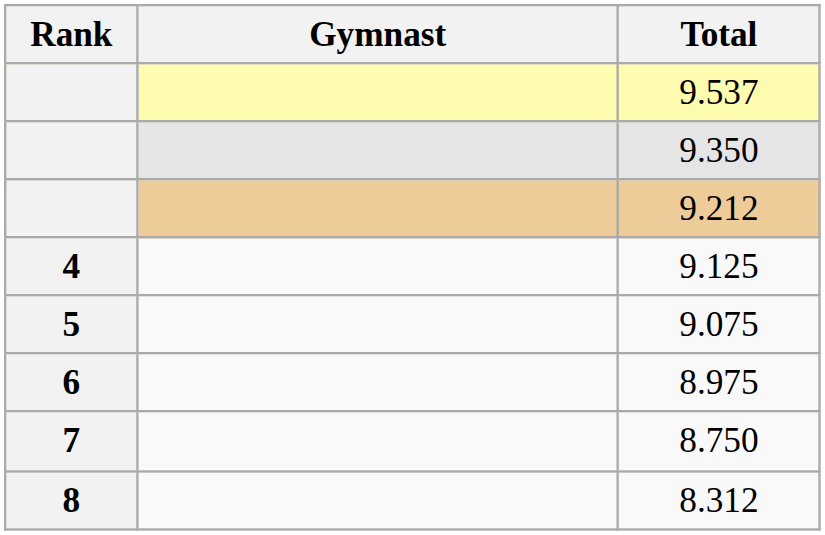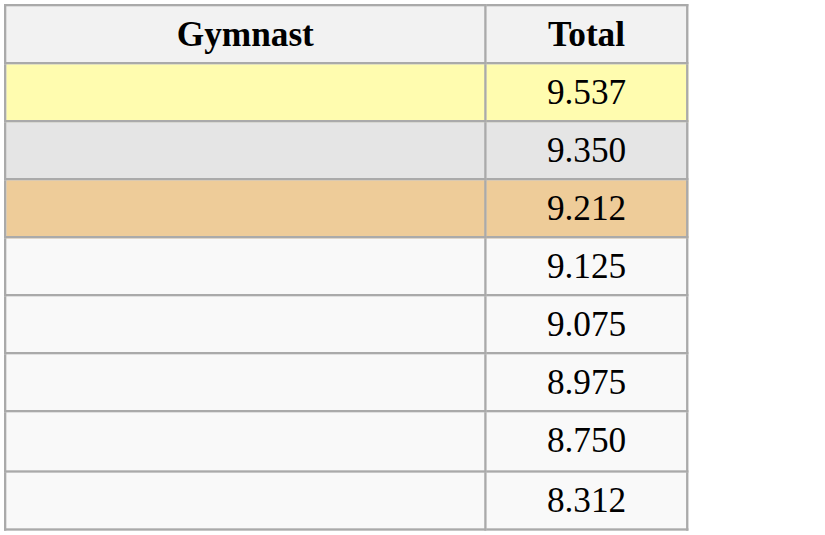- column: (71, 33)
